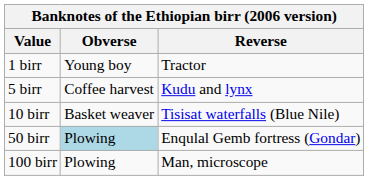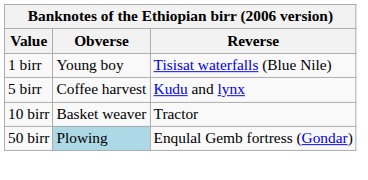(184, 65) Tractor -> (243, 65) Tisisat waterfalls (Blue Nile)
(250, 114) Tisisat waterfalls (Blue Nile) -> (176, 114) Tractor
- row: (33, 162)
